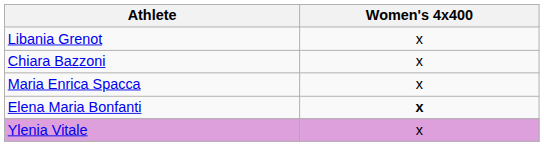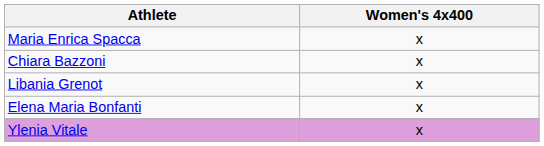rows swapped: (55, 38) <-> (74, 84)
(419, 107) bold -> (419, 107) normal
